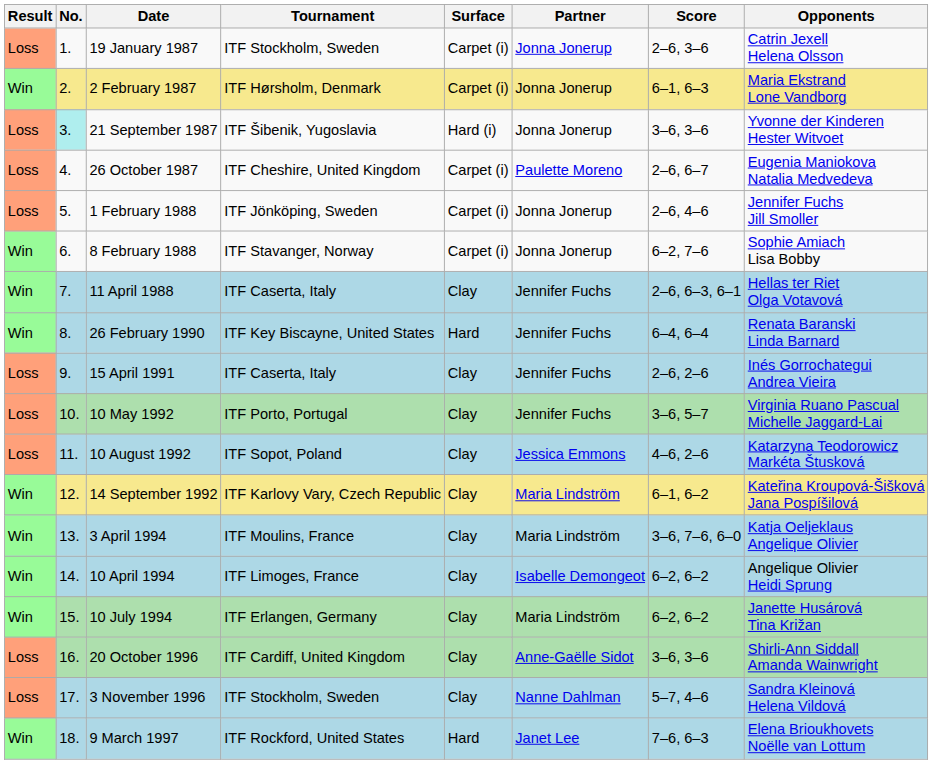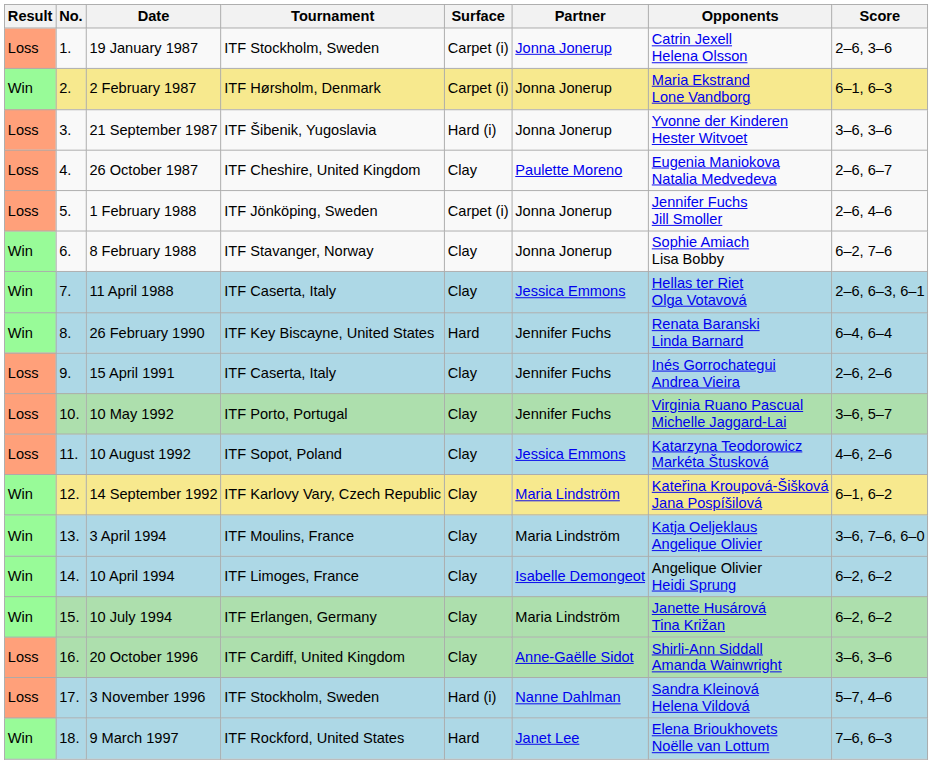columns swapped: (836, 15) <-> (696, 15)
(65, 129) paleturquoise background -> (65, 129) no background
(478, 169) Carpet (i) -> (462, 169) Clay
(478, 250) Carpet (i) -> (462, 250) Clay
(563, 291) Jennifer Fuchs -> (570, 291) Jessica Emmons
(462, 697) Clay -> (472, 697) Hard (i)
